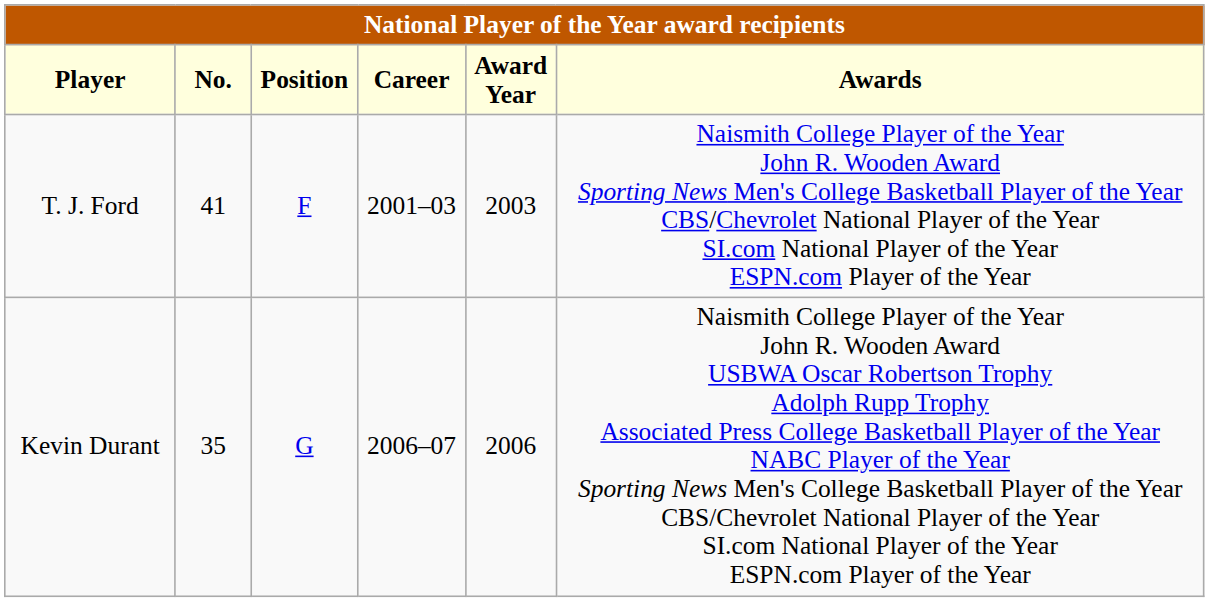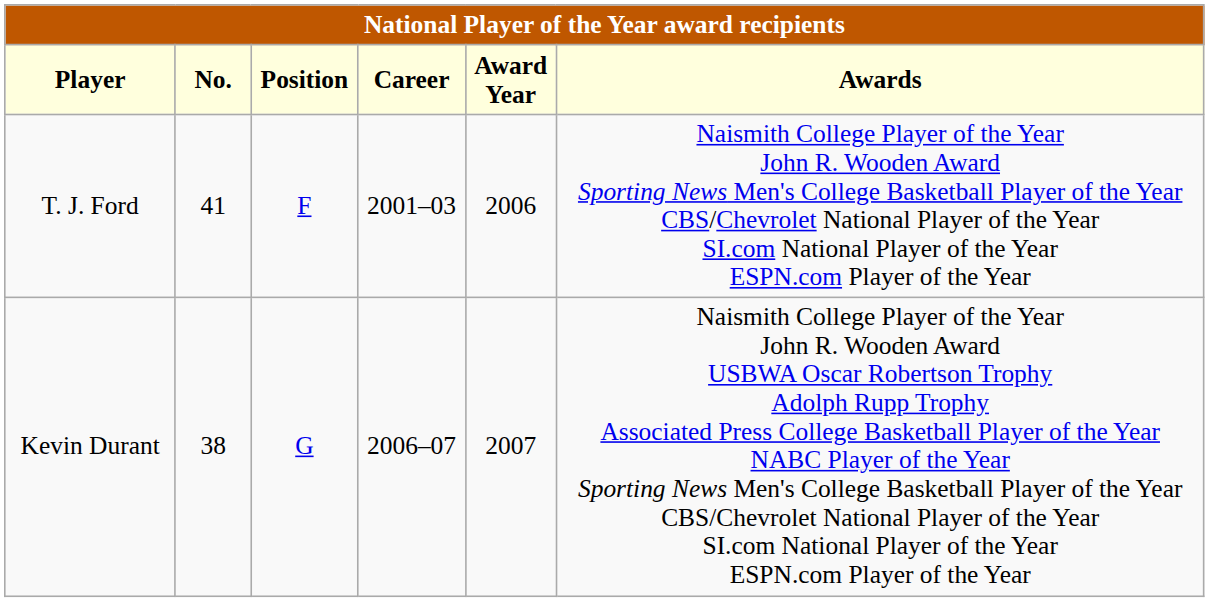(511, 205) 2003 -> (511, 205) 2006
(213, 446) 35 -> (213, 446) 38
(511, 446) 2006 -> (511, 446) 2007
